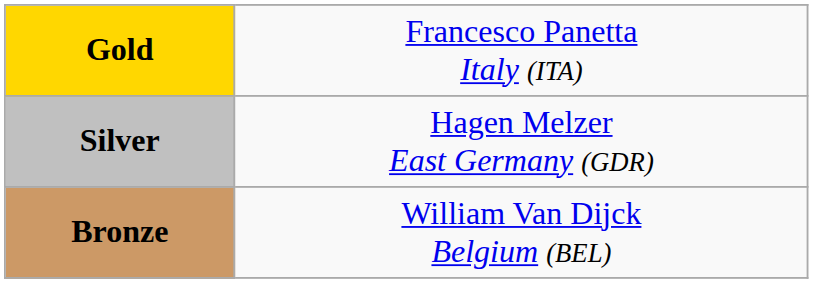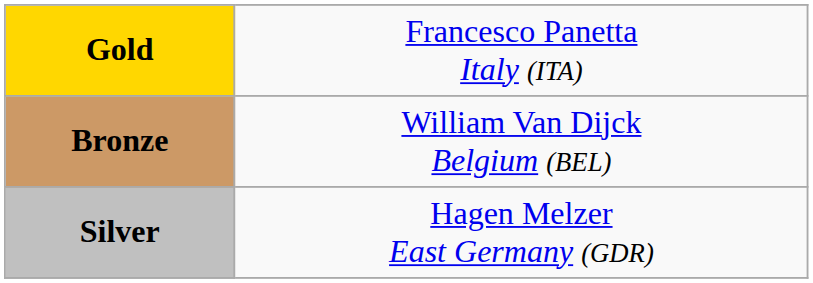rows swapped: (120, 140) <-> (120, 231)
